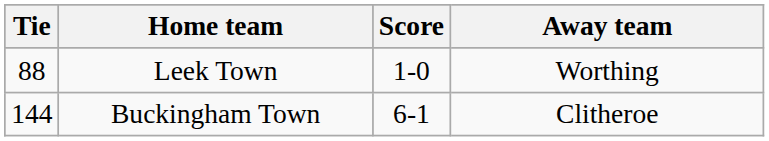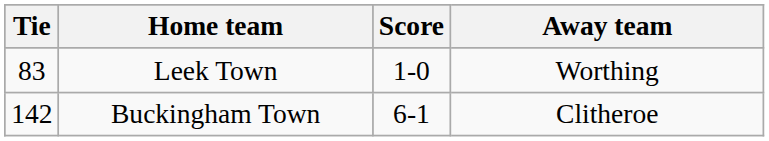(32, 69) 88 -> (32, 69) 83
(32, 113) 144 -> (32, 113) 142
